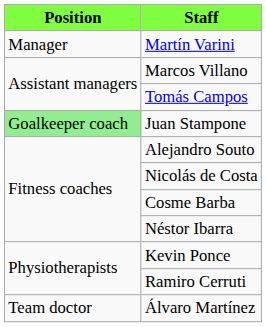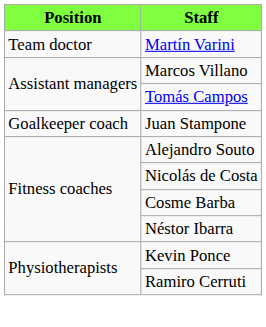(38, 44) Manager -> (50, 44) Team doctor
(68, 123) lightgreen background -> (68, 123) no background
- row: (200, 307)
